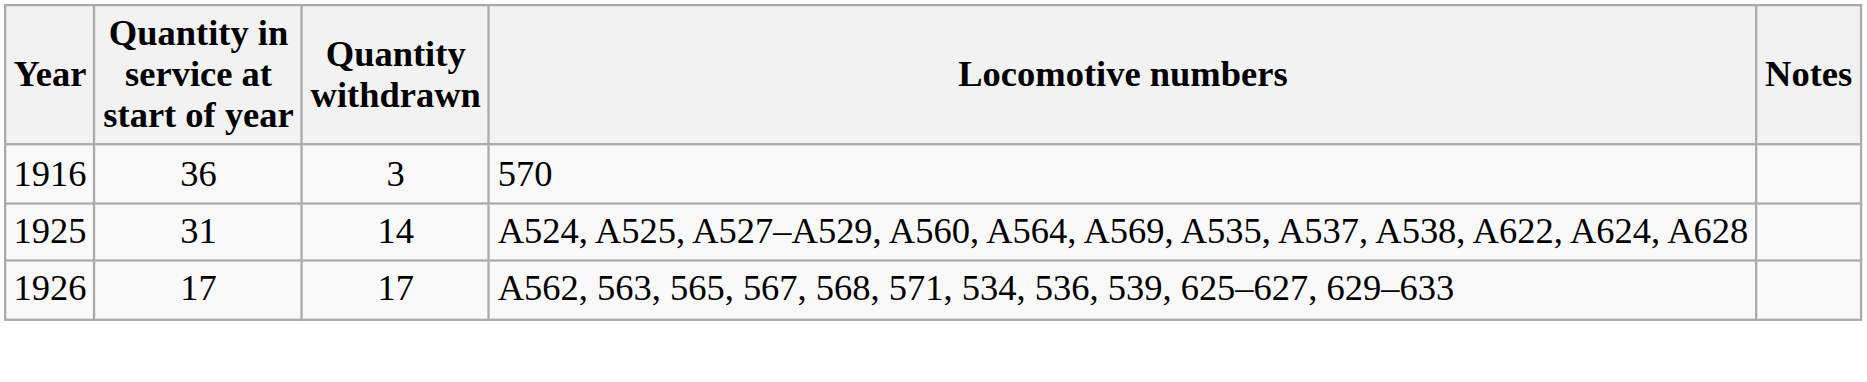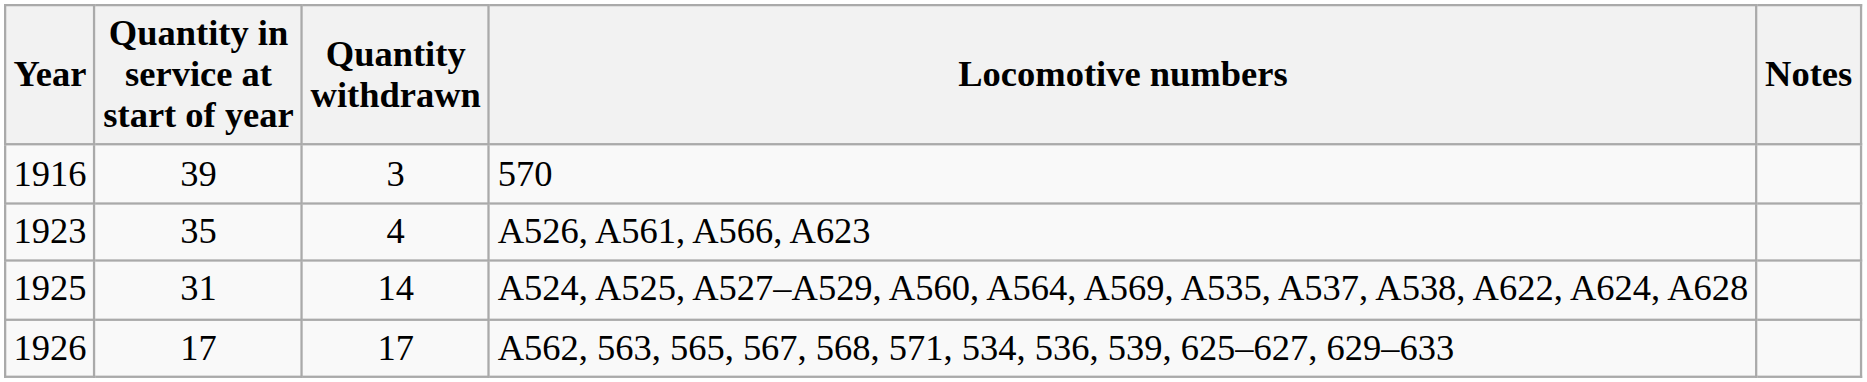(199, 173) 36 -> (199, 173) 39
+ row: (684, 231)
